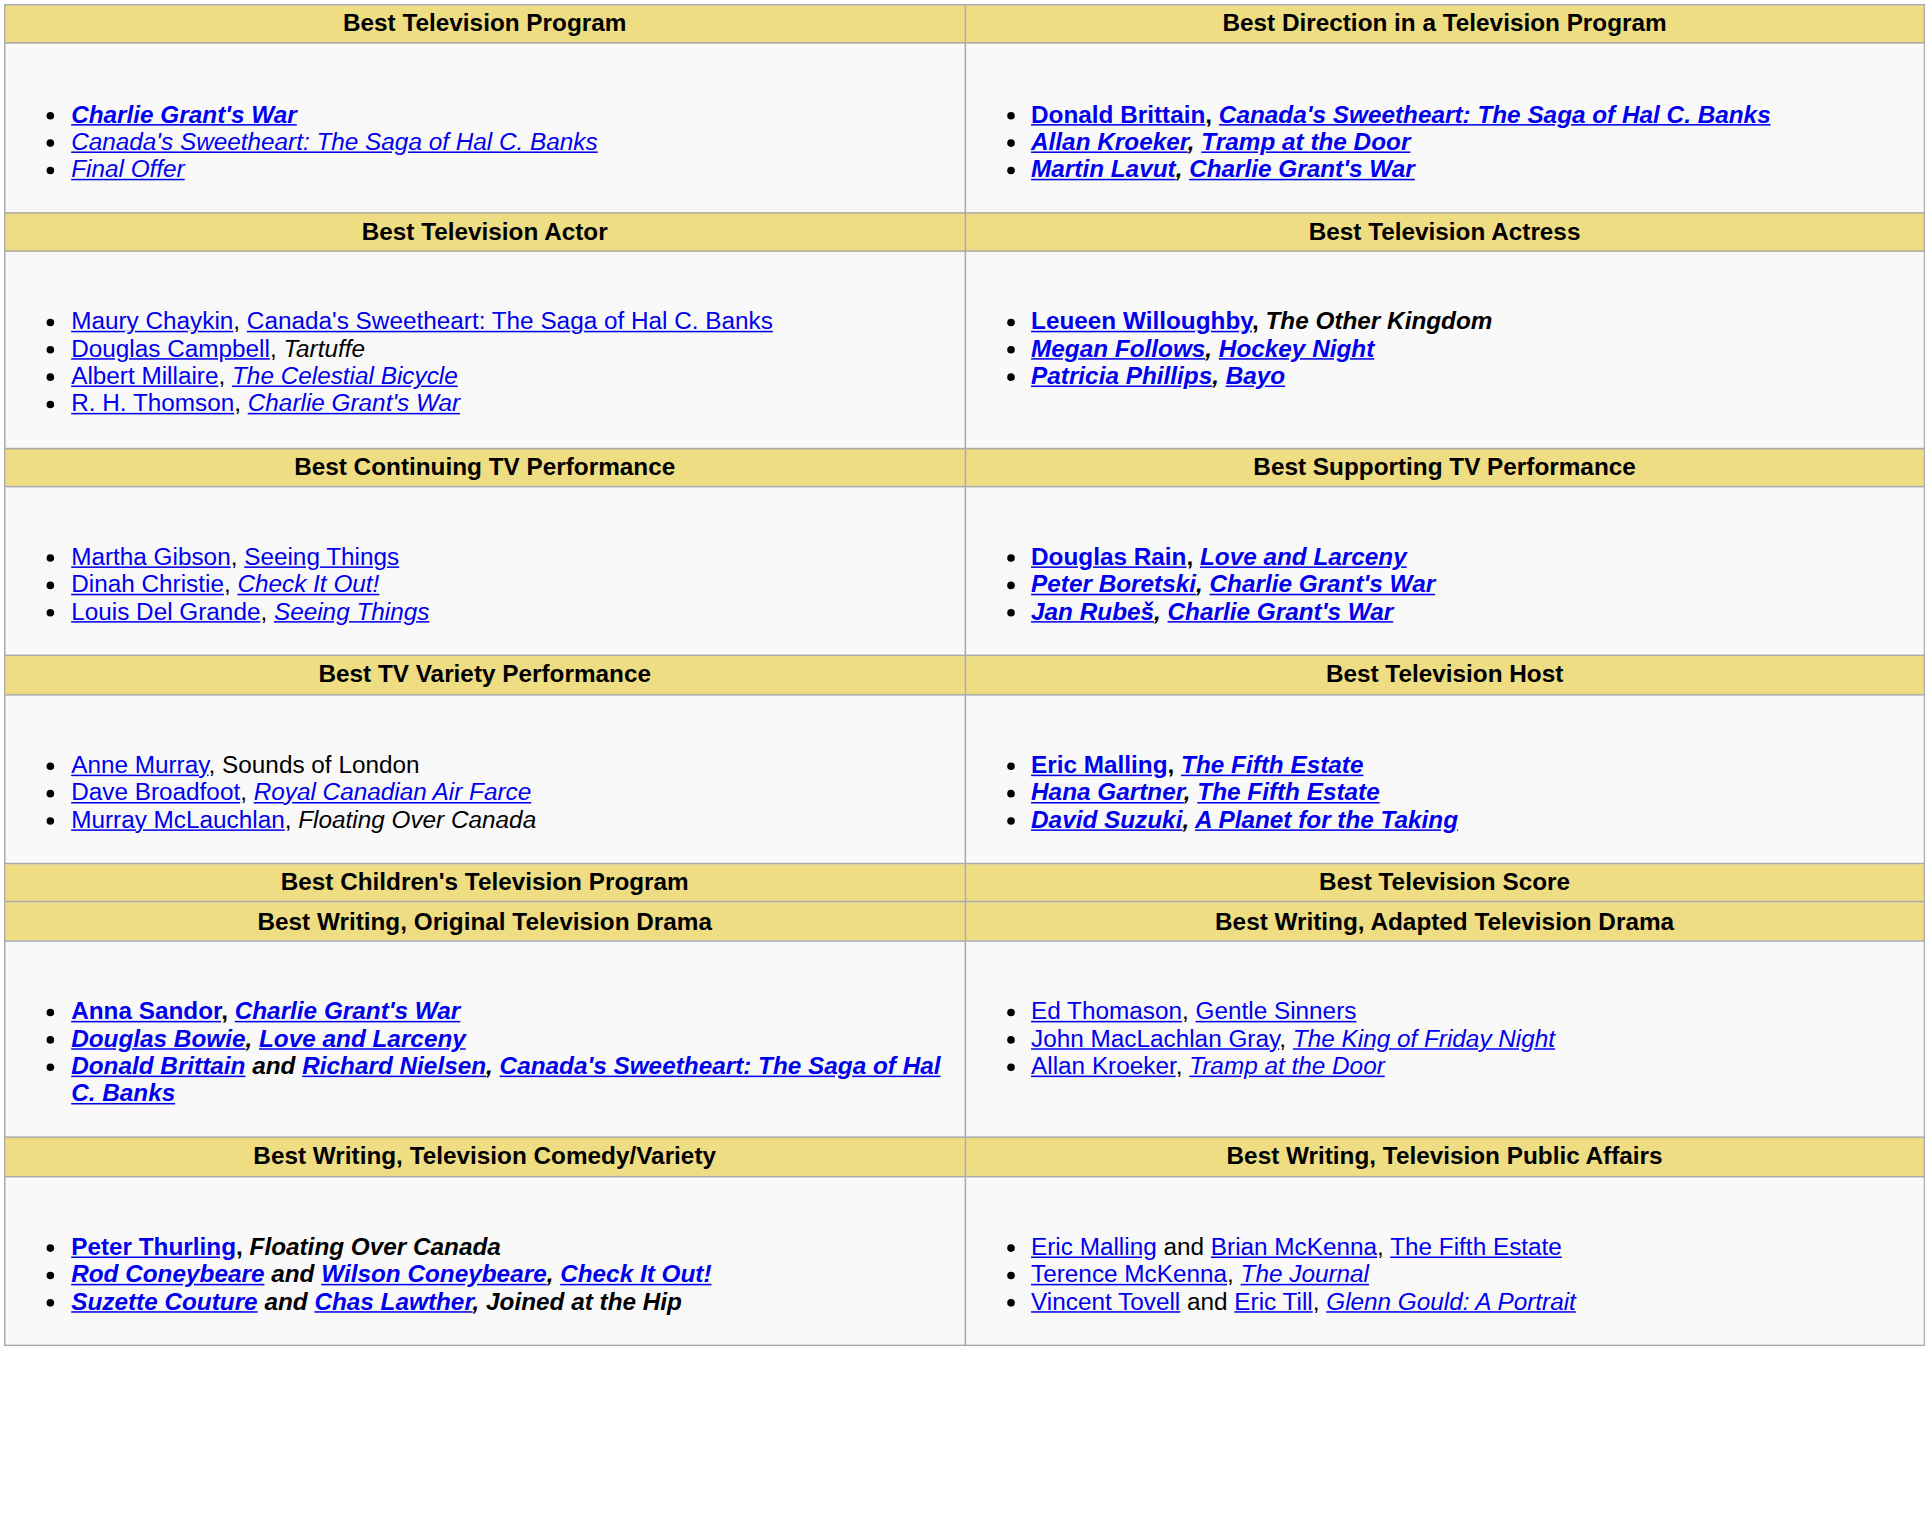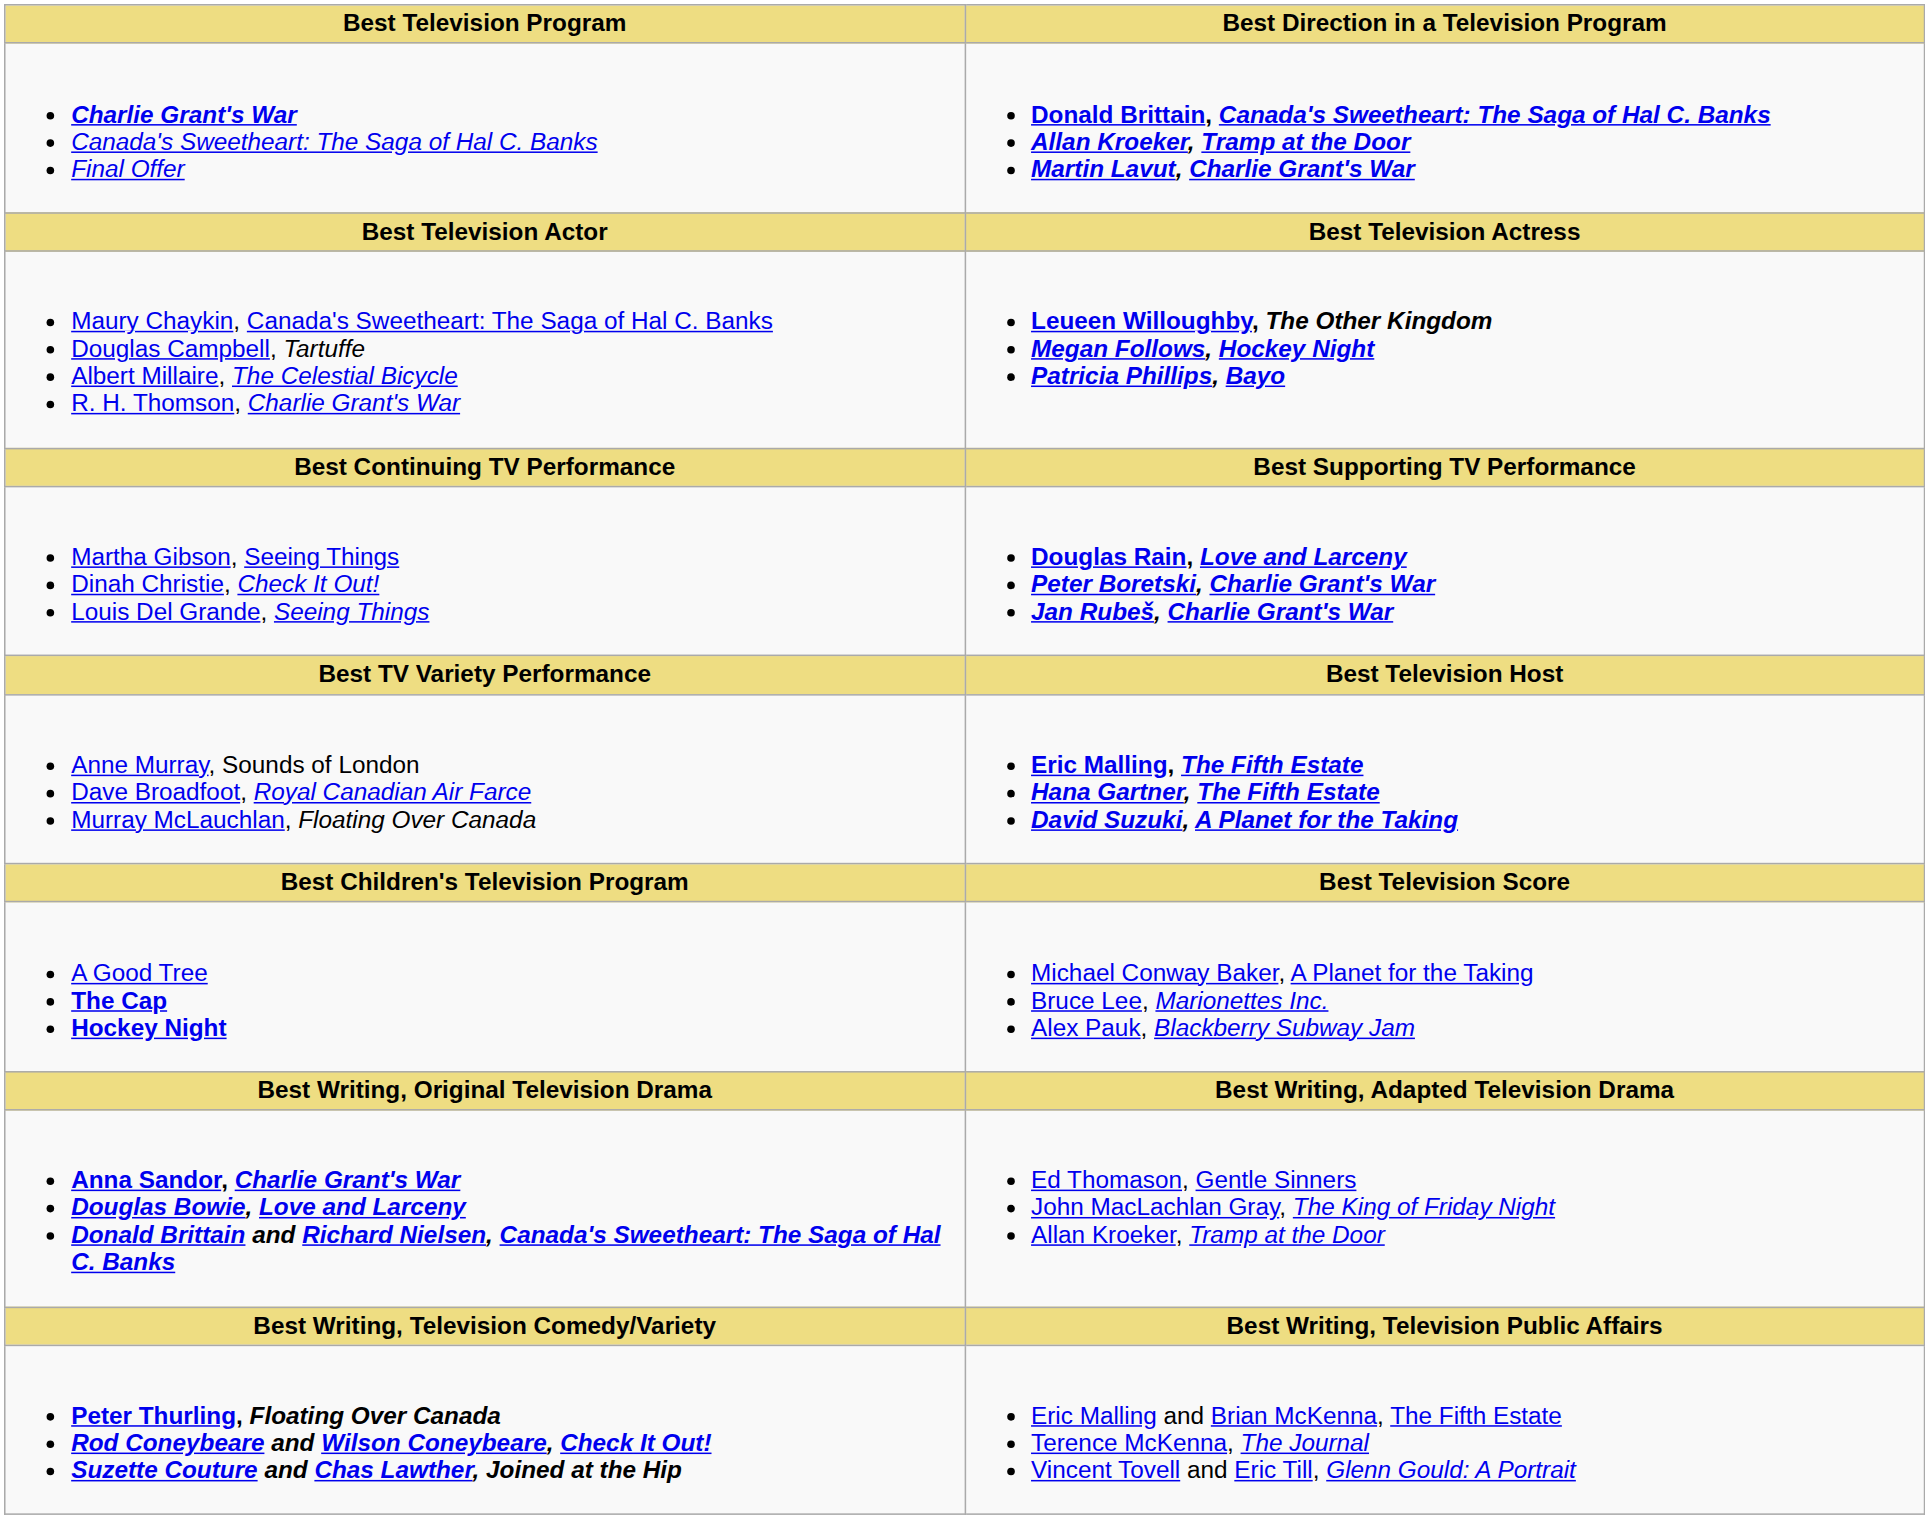+ row: (485, 1000)
